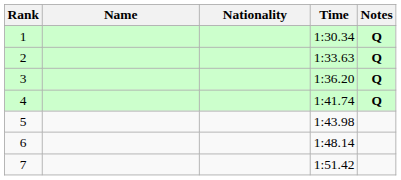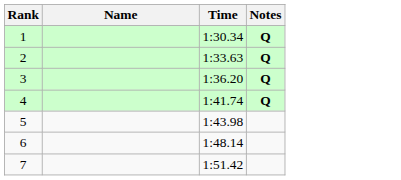- column: (255, 15)
